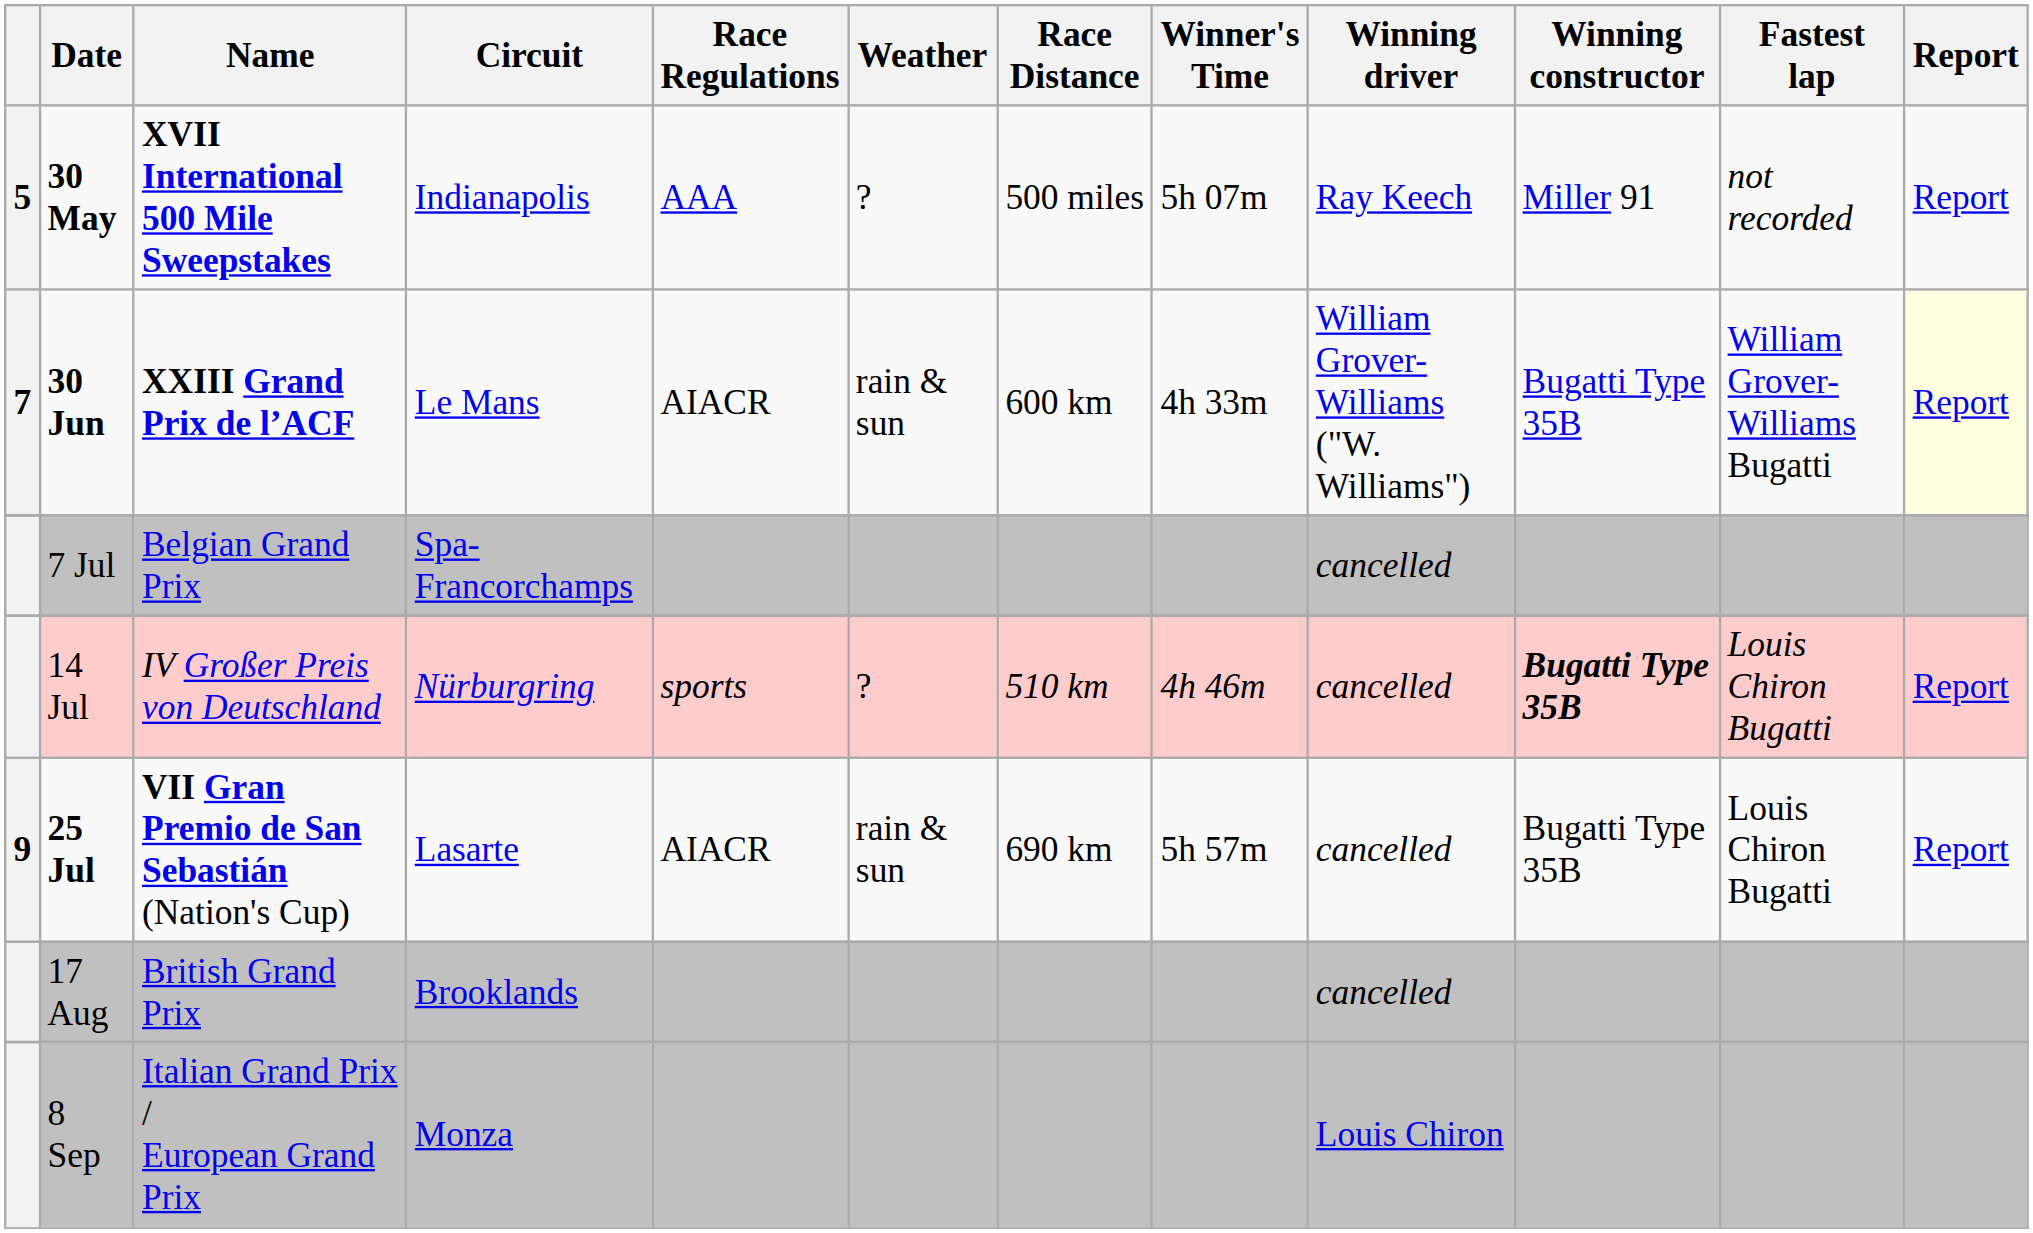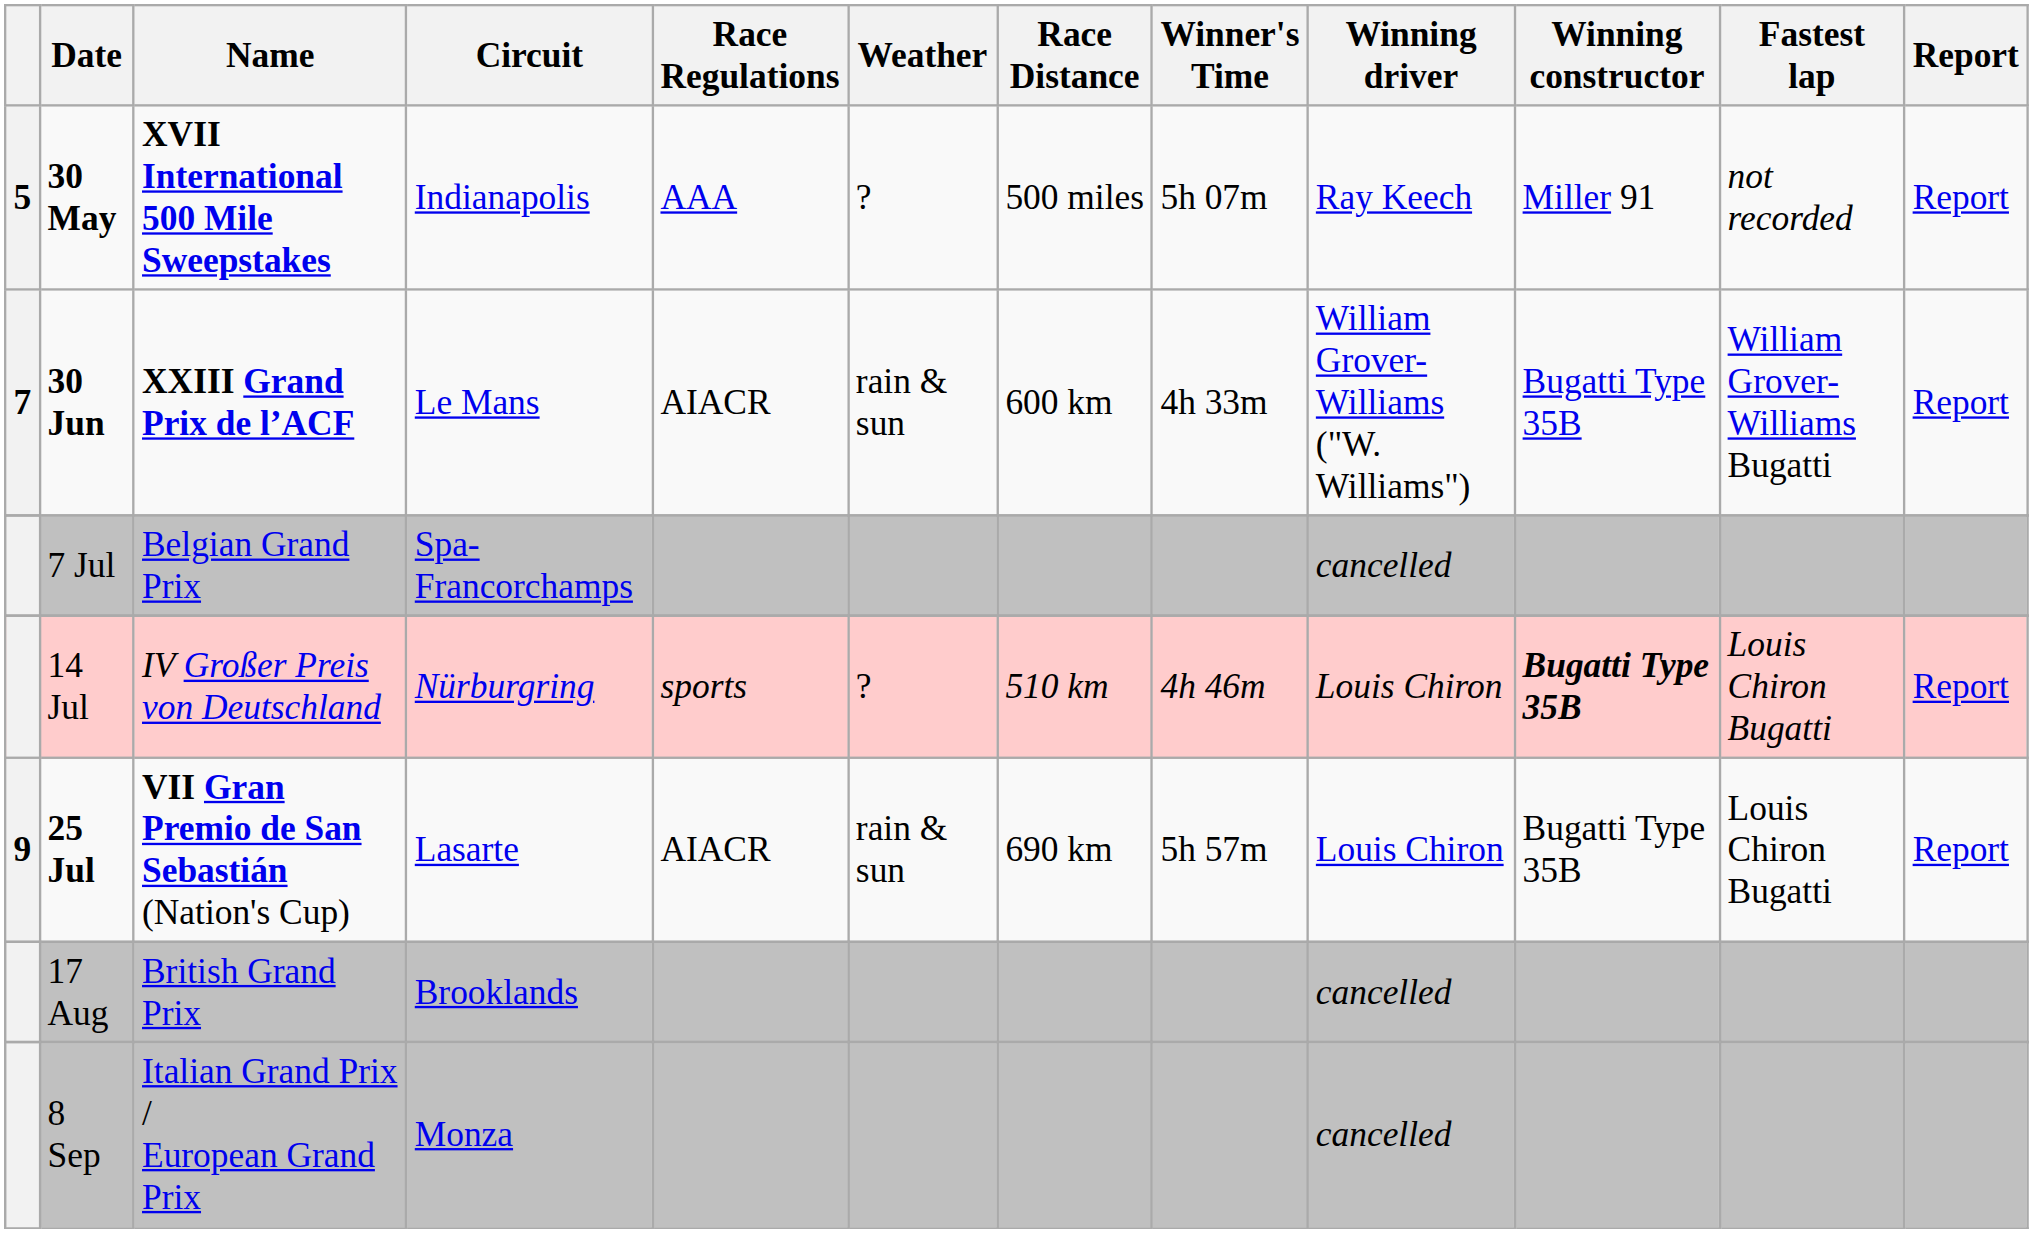(1961, 402) lightyellow background -> (1961, 402) no background
(1384, 686) cancelled -> (1409, 686) Louis Chiron
(1384, 850) cancelled -> (1410, 850) Louis Chiron
(1410, 1134) Louis Chiron -> (1384, 1134) cancelled
